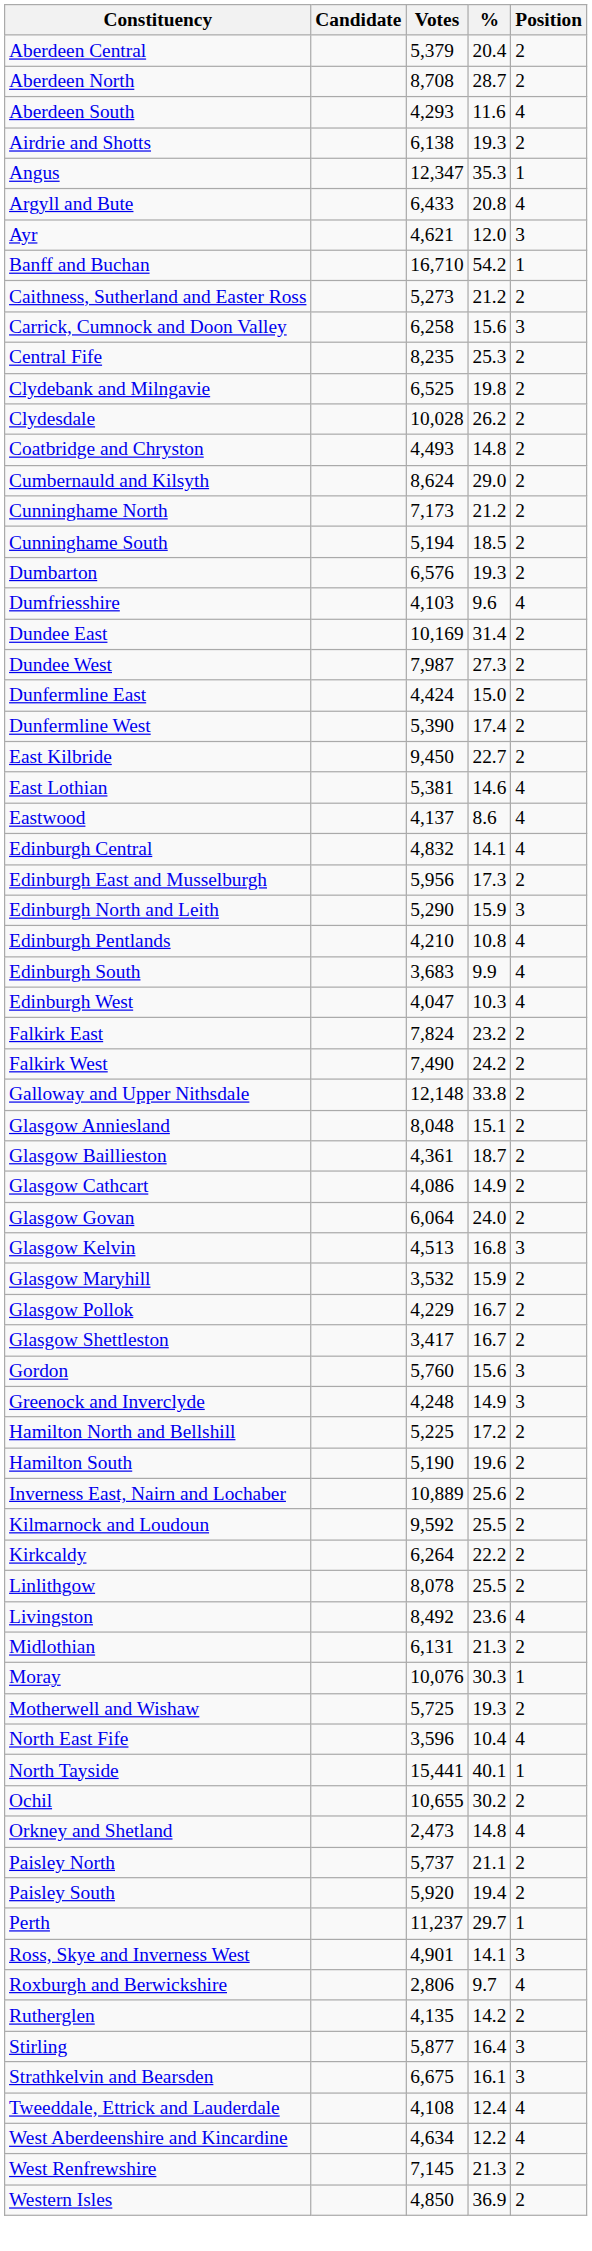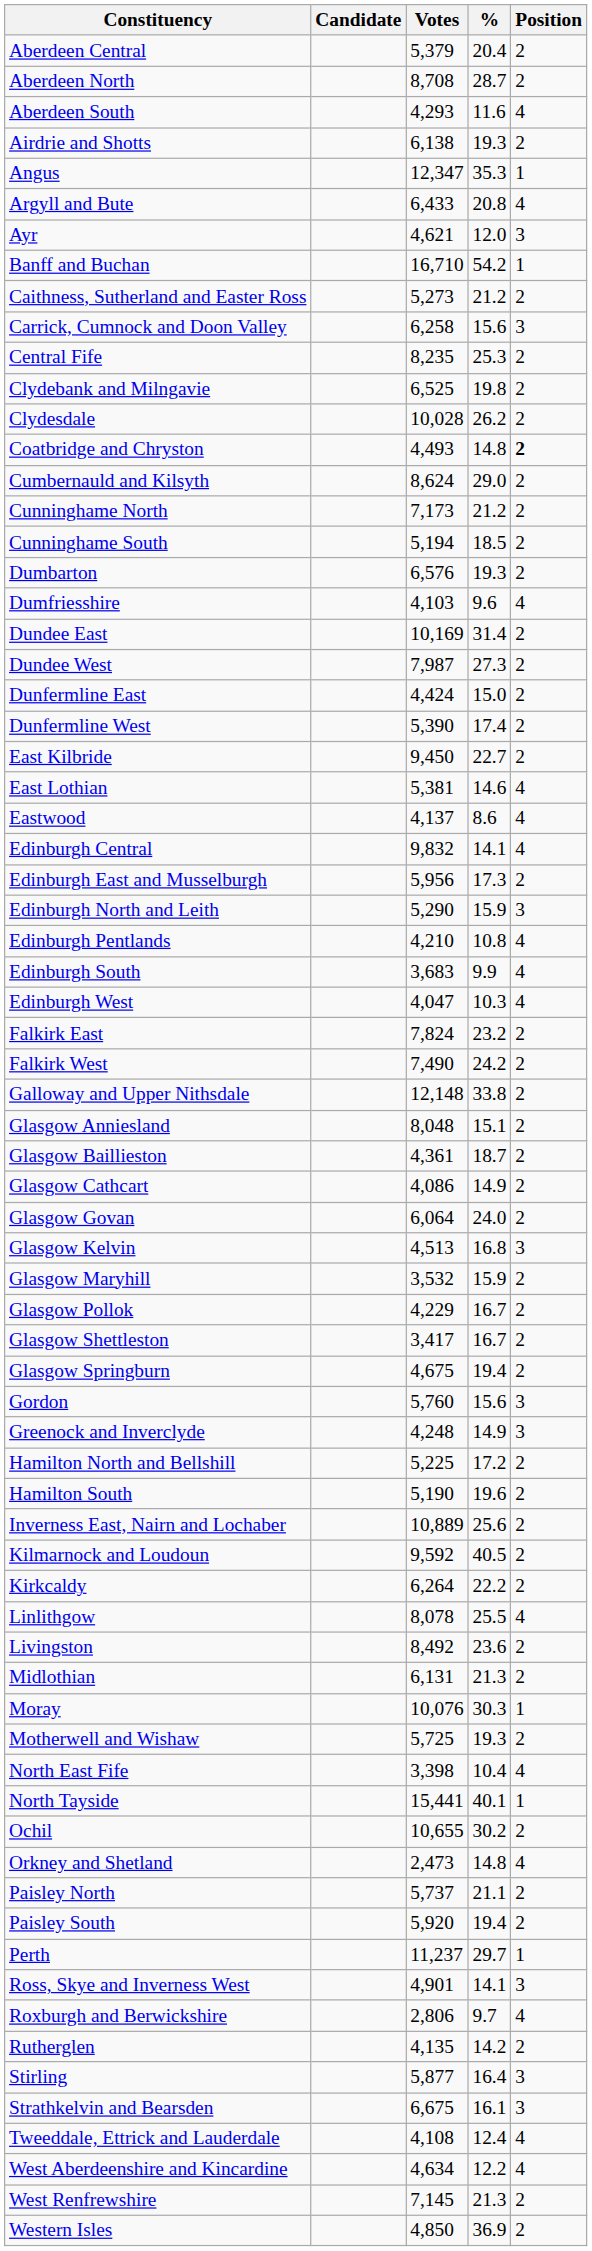(520, 449) normal -> (520, 449) bold
(432, 848) 4,832 -> (432, 848) 9,832
+ row: (89, 1370)
(489, 1524) 25.5 -> (489, 1555) 40.5
(520, 1585) 2 -> (520, 1616) 4
(520, 1616) 4 -> (520, 1647) 2
(432, 1739) 3,596 -> (432, 1769) 3,398
